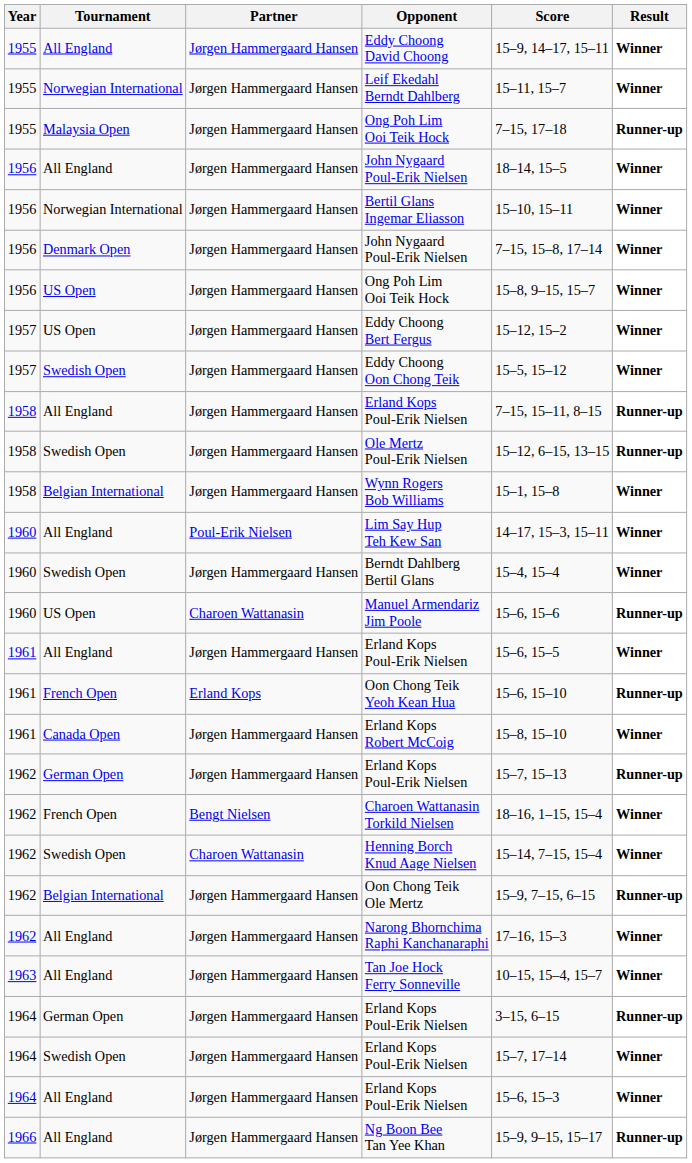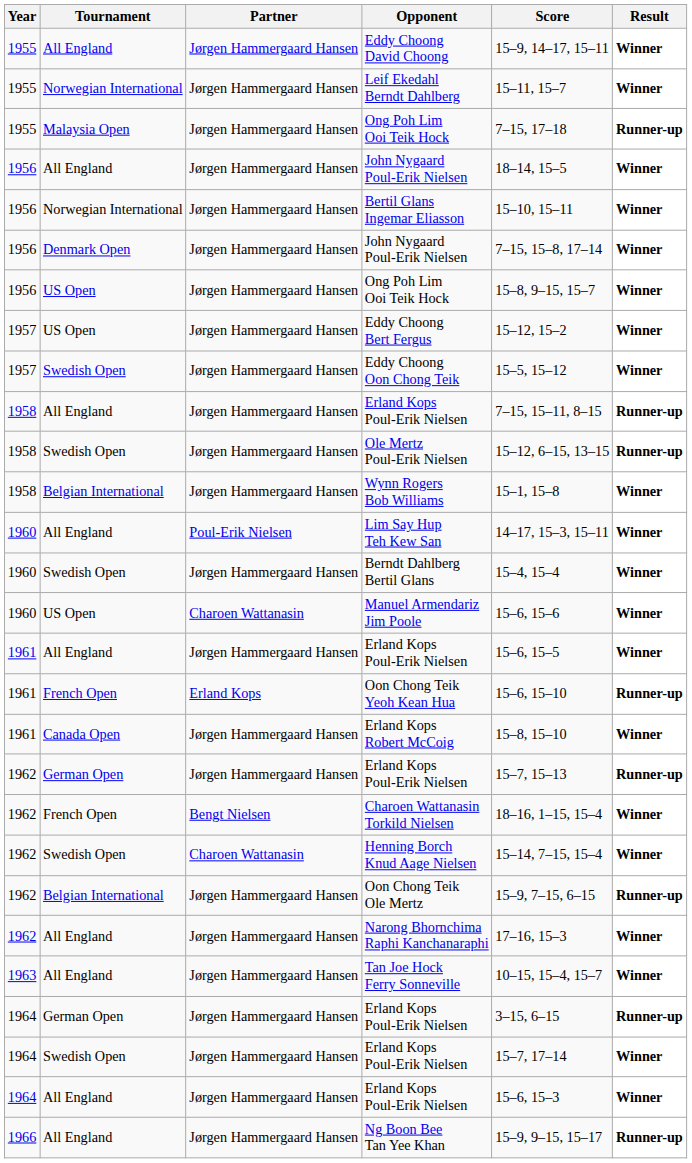(649, 613) Runner-up -> (639, 613) Winner
